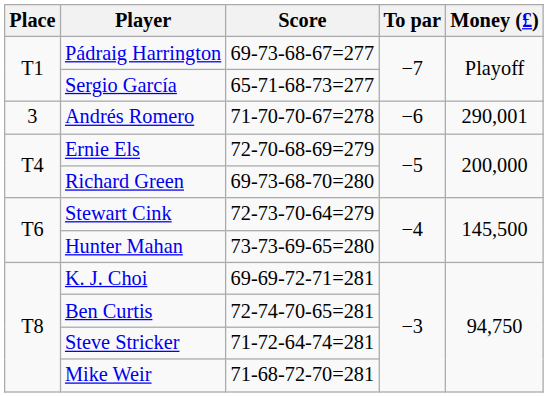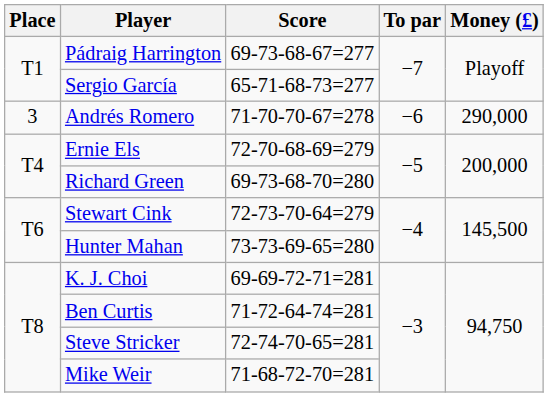(495, 117) 290,001 -> (495, 117) 290,000
(302, 310) 72-74-70-65=281 -> (302, 310) 71-72-64-74=281
(302, 342) 71-72-64-74=281 -> (302, 342) 72-74-70-65=281
